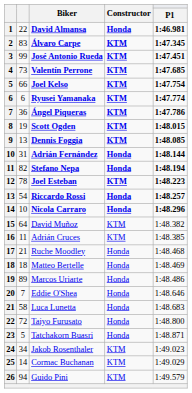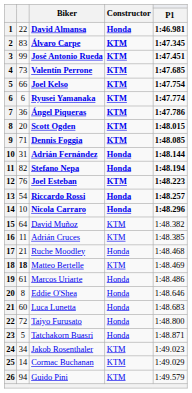(23, 126) 19 -> (23, 126) 20
(23, 140) 13 -> (23, 140) 71
(23, 181) 78 -> (23, 181) 76
(23, 265) normal -> (23, 265) bold
(118, 265) Honda -> (116, 265) KTM
(23, 279) 89 -> (23, 279) 61
(23, 293) 7 -> (23, 293) 8
(23, 307) 58 -> (23, 307) 60
